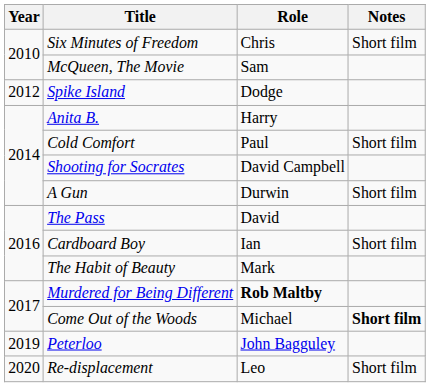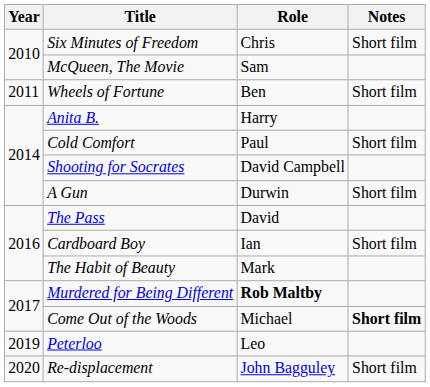+ row: (106, 92)
- row: (86, 92)
(288, 343) John Bagguley -> (253, 343) Leo
(253, 368) Leo -> (288, 368) John Bagguley
